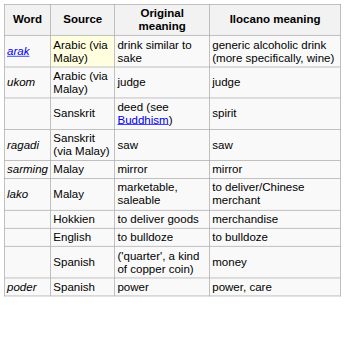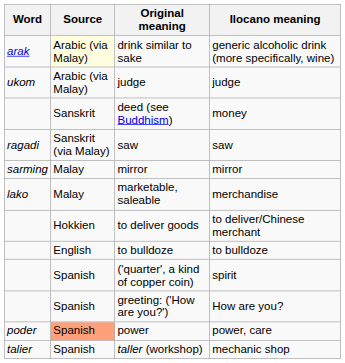(224, 113) spirit -> (230, 113) money
(258, 194) to deliver/Chinese merchant -> (245, 194) merchandise
(245, 219) merchandise -> (258, 225) to deliver/Chinese merchant
(230, 262) money -> (224, 275) spirit
+ row: (156, 306)
(74, 287) no background -> (74, 331) lightsalmon background
+ row: (160, 349)
